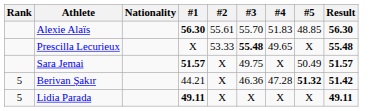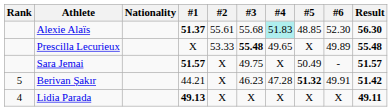+ column: (338, 13)
(193, 30) 56.30 -> (193, 30) 51.37
(251, 30) 55.70 -> (251, 30) 55.68
(280, 30) no background -> (280, 30) paleturquoise background
(251, 81) 46.36 -> (251, 81) 46.23
(19, 98) 5 -> (19, 98) 4
(193, 98) 49.11 -> (193, 98) 49.13
